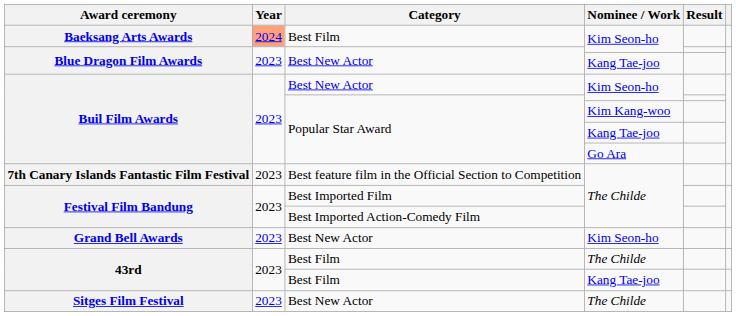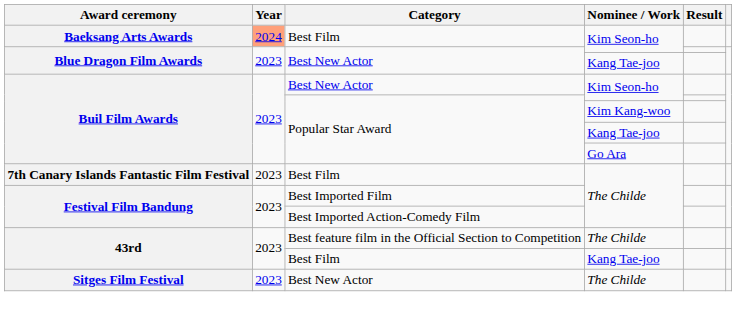(435, 174) Best feature film in the Official Section to Competition -> (314, 174) Best Film
- row: (128, 237)
(314, 258) Best Film -> (435, 237) Best feature film in the Official Section to Competition
